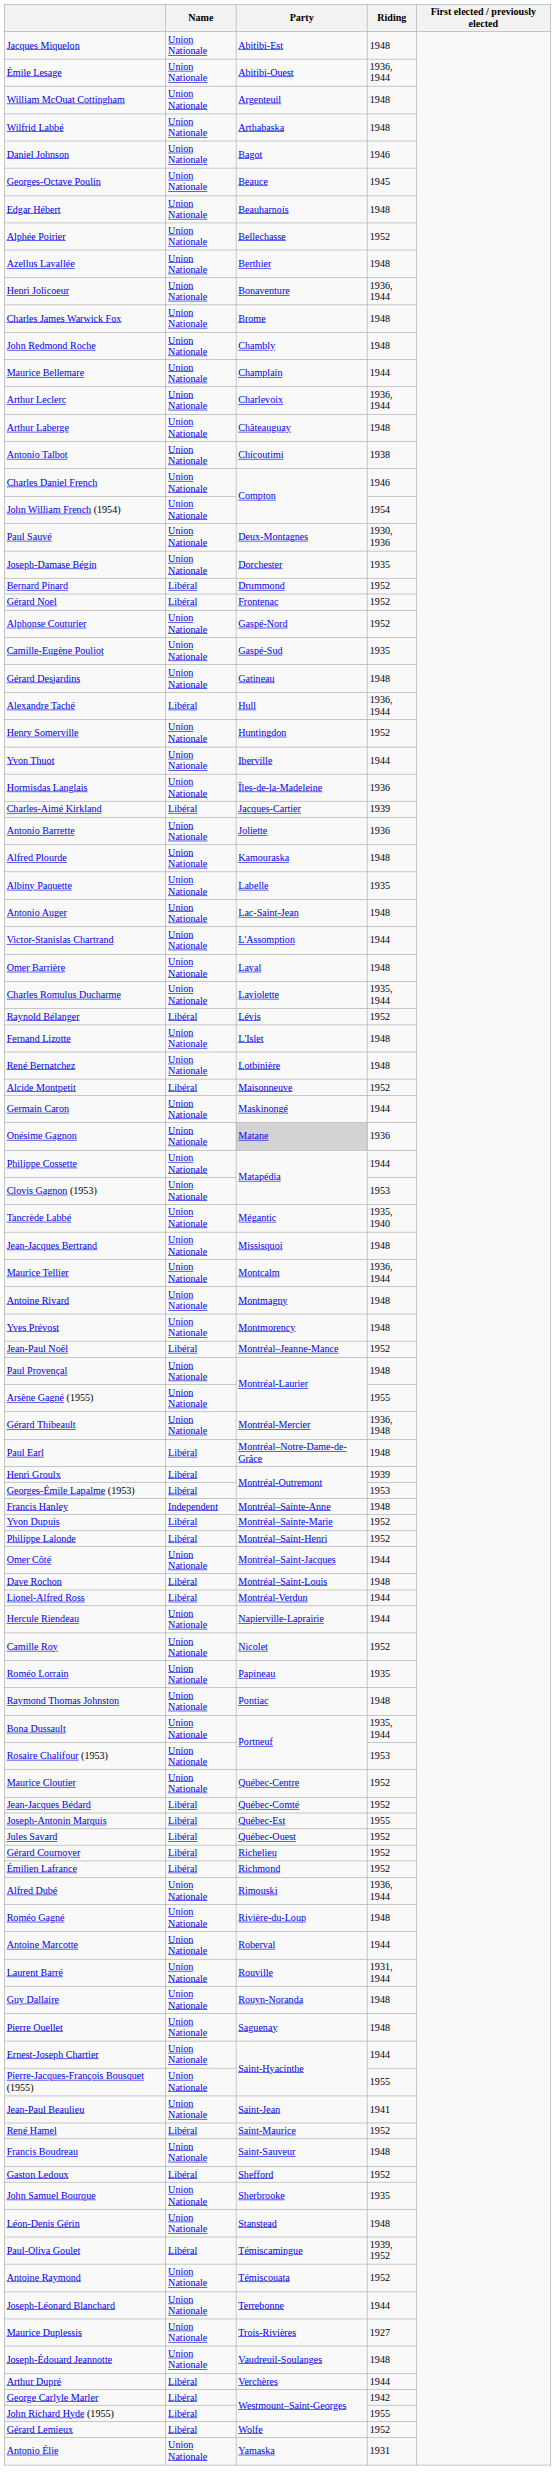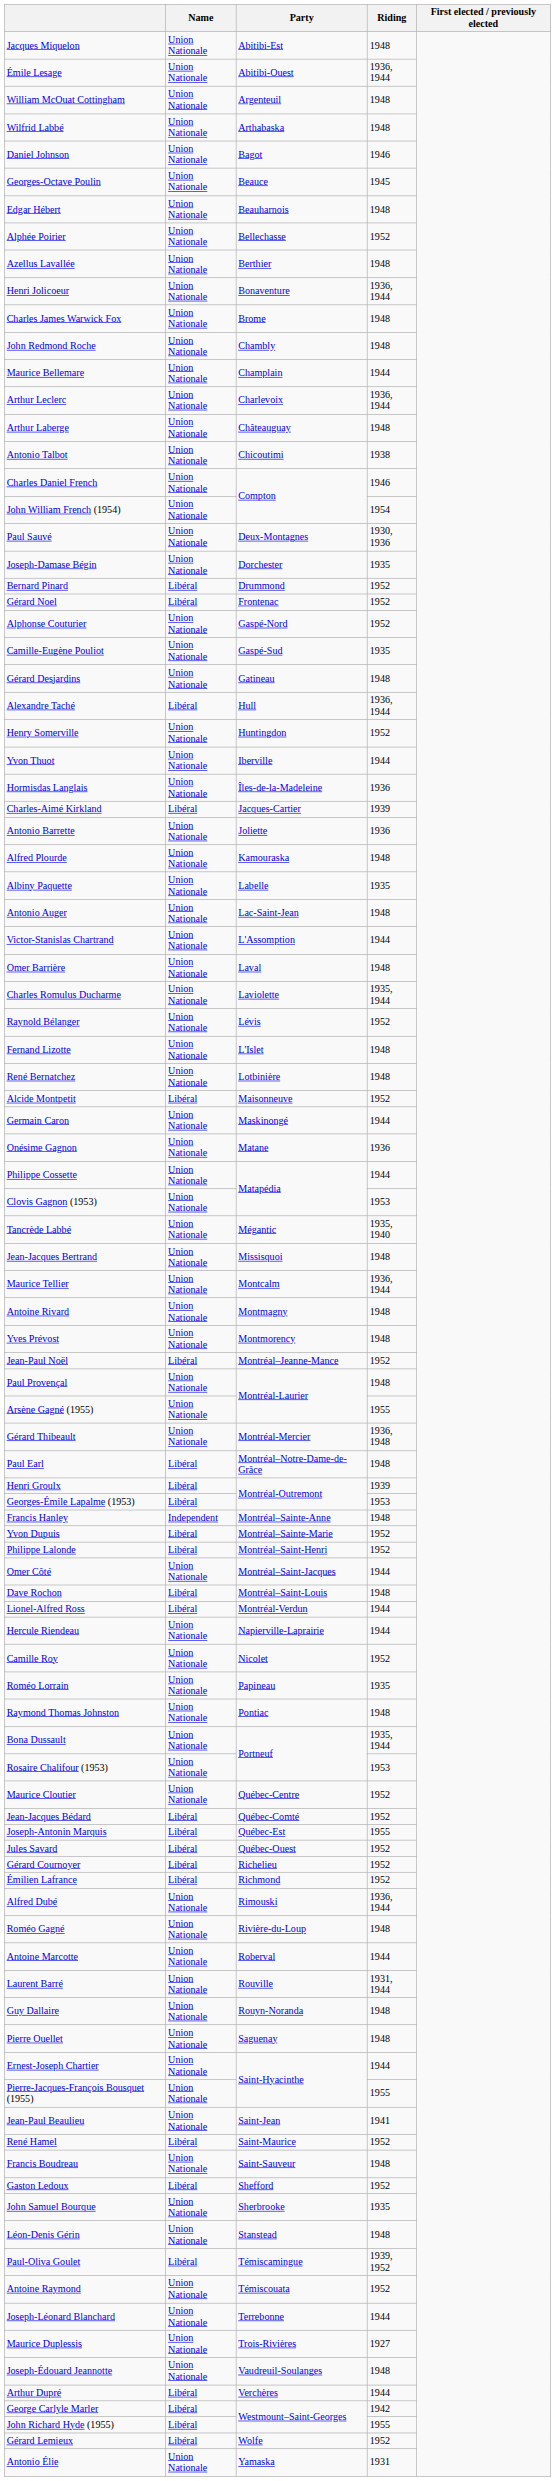(183, 1016) Libéral -> (188, 1022) Union Nationale
(253, 1136) lightgrey background -> (253, 1147) no background
